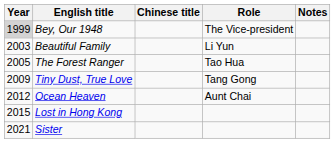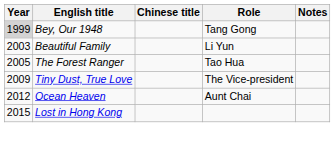(249, 29) The Vice-president -> (231, 29) Tang Gong
(231, 79) Tang Gong -> (249, 79) The Vice-president
- row: (49, 130)
